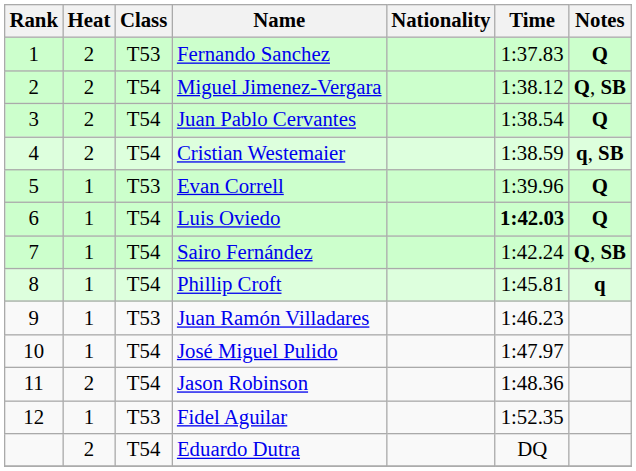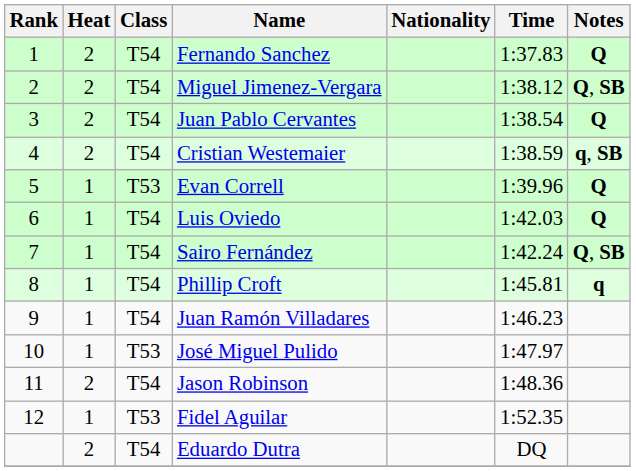(144, 53) T53 -> (144, 53) T54
(532, 218) bold -> (532, 218) normal
(144, 317) T53 -> (144, 317) T54
(144, 350) T54 -> (144, 350) T53
